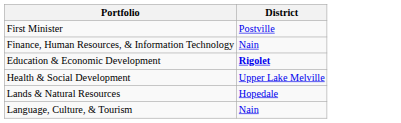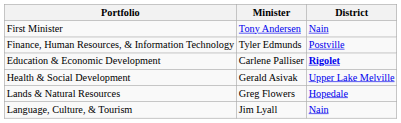+ column: (271, 12)
(257, 28) Postville -> (319, 28) Nain
(249, 45) Nain -> (327, 45) Postville
